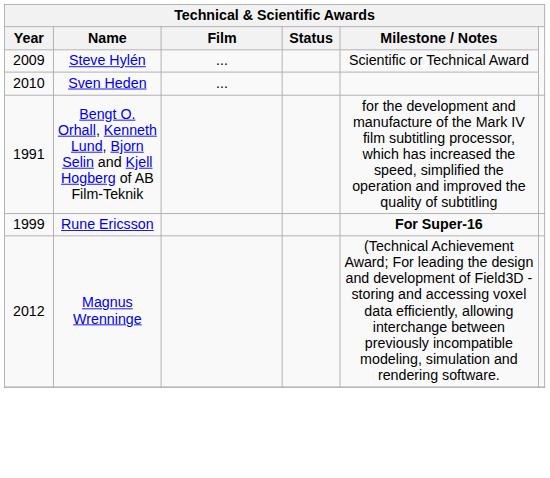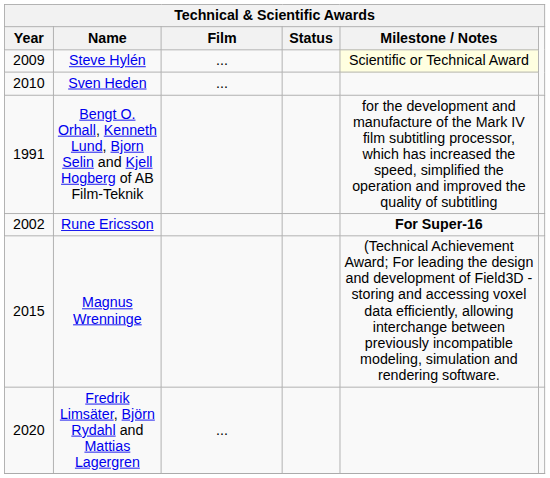(439, 60) no background -> (439, 60) lightyellow background
(29, 224) 1999 -> (29, 224) 2002
(29, 311) 2012 -> (29, 311) 2015
+ row: (107, 430)
